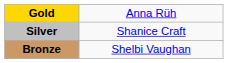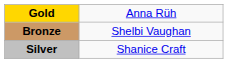rows swapped: (42, 31) <-> (42, 49)
